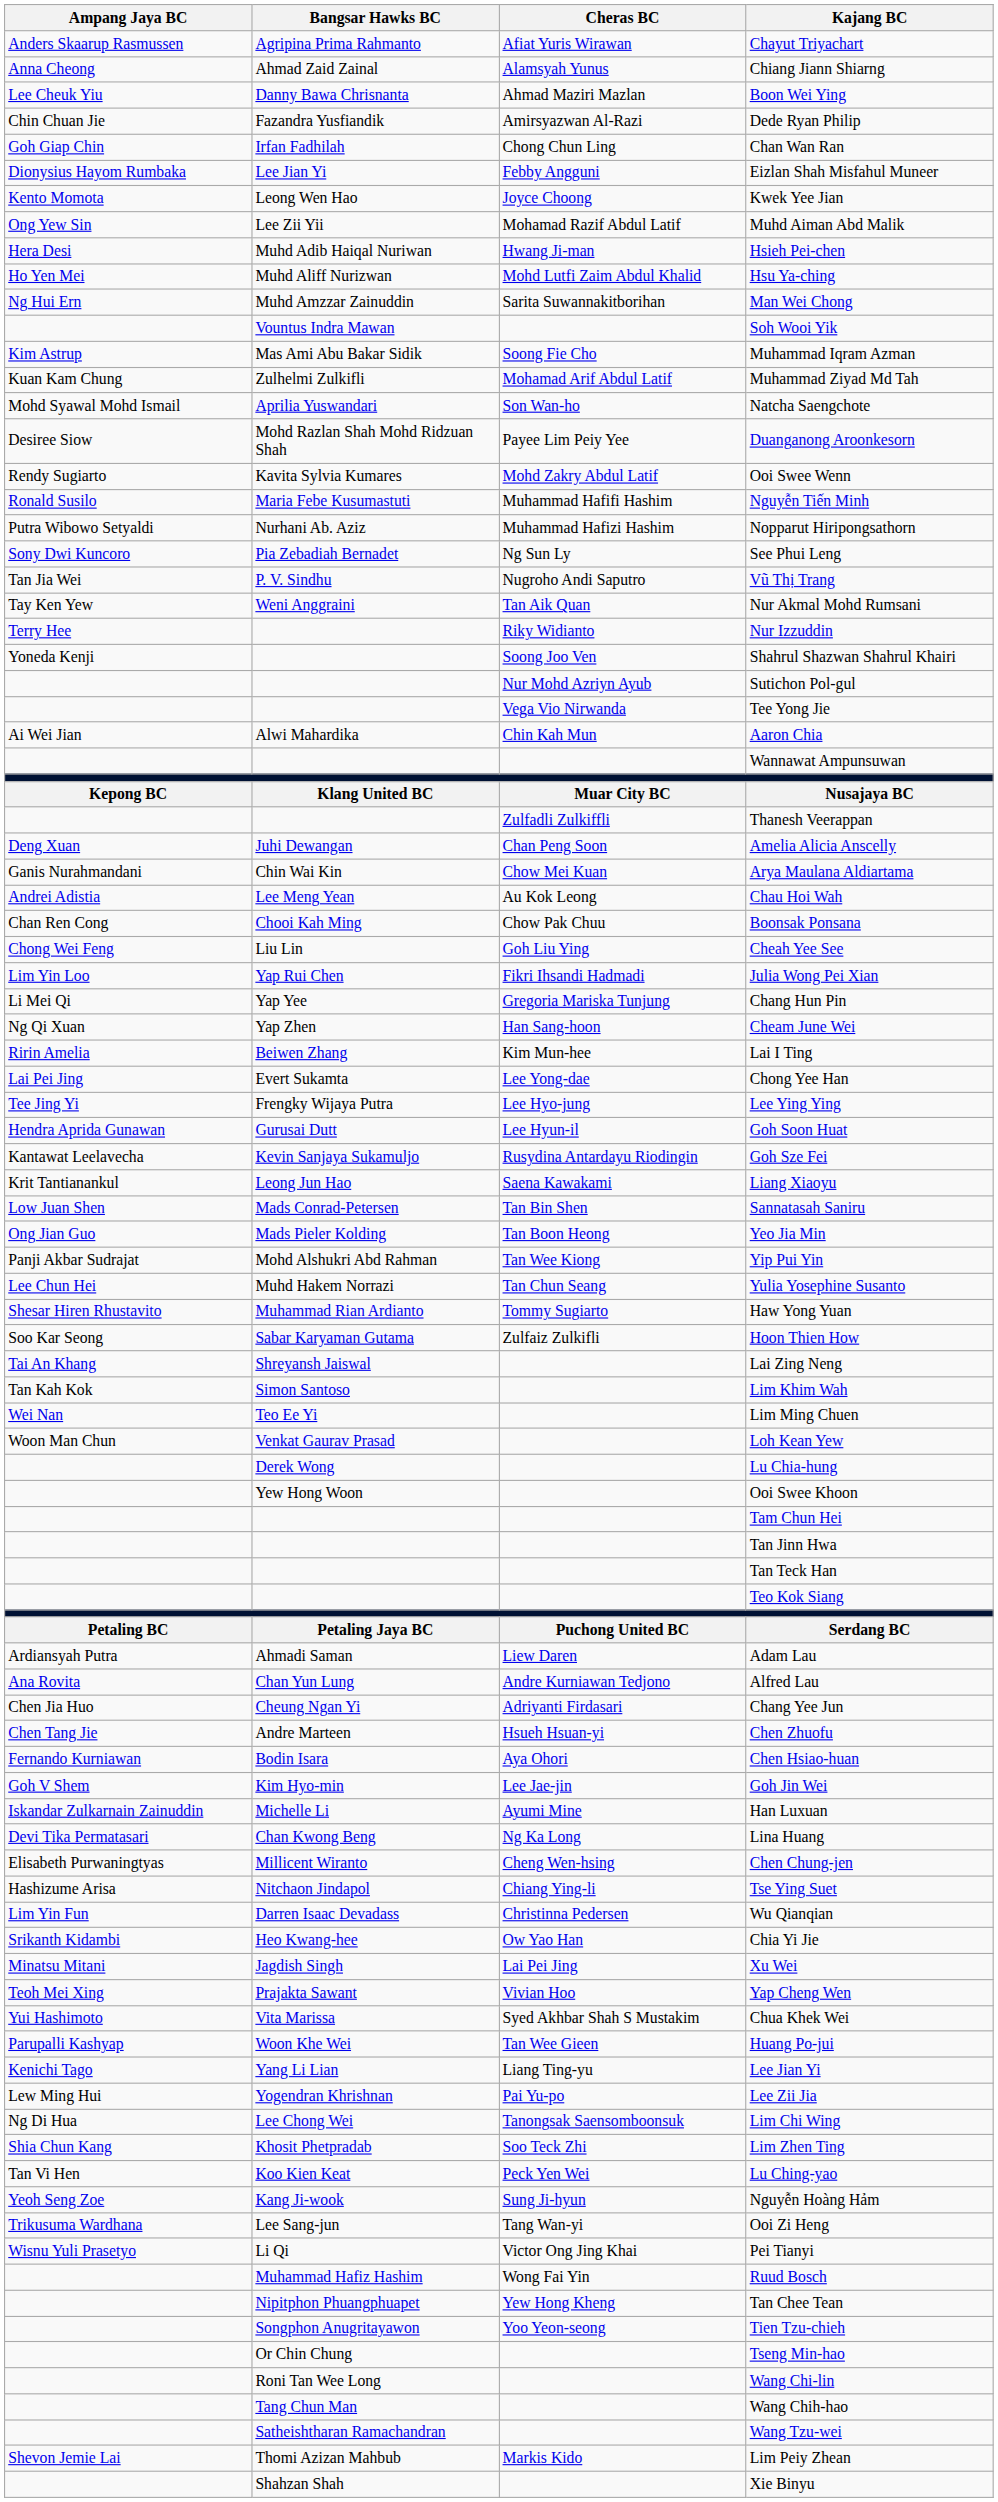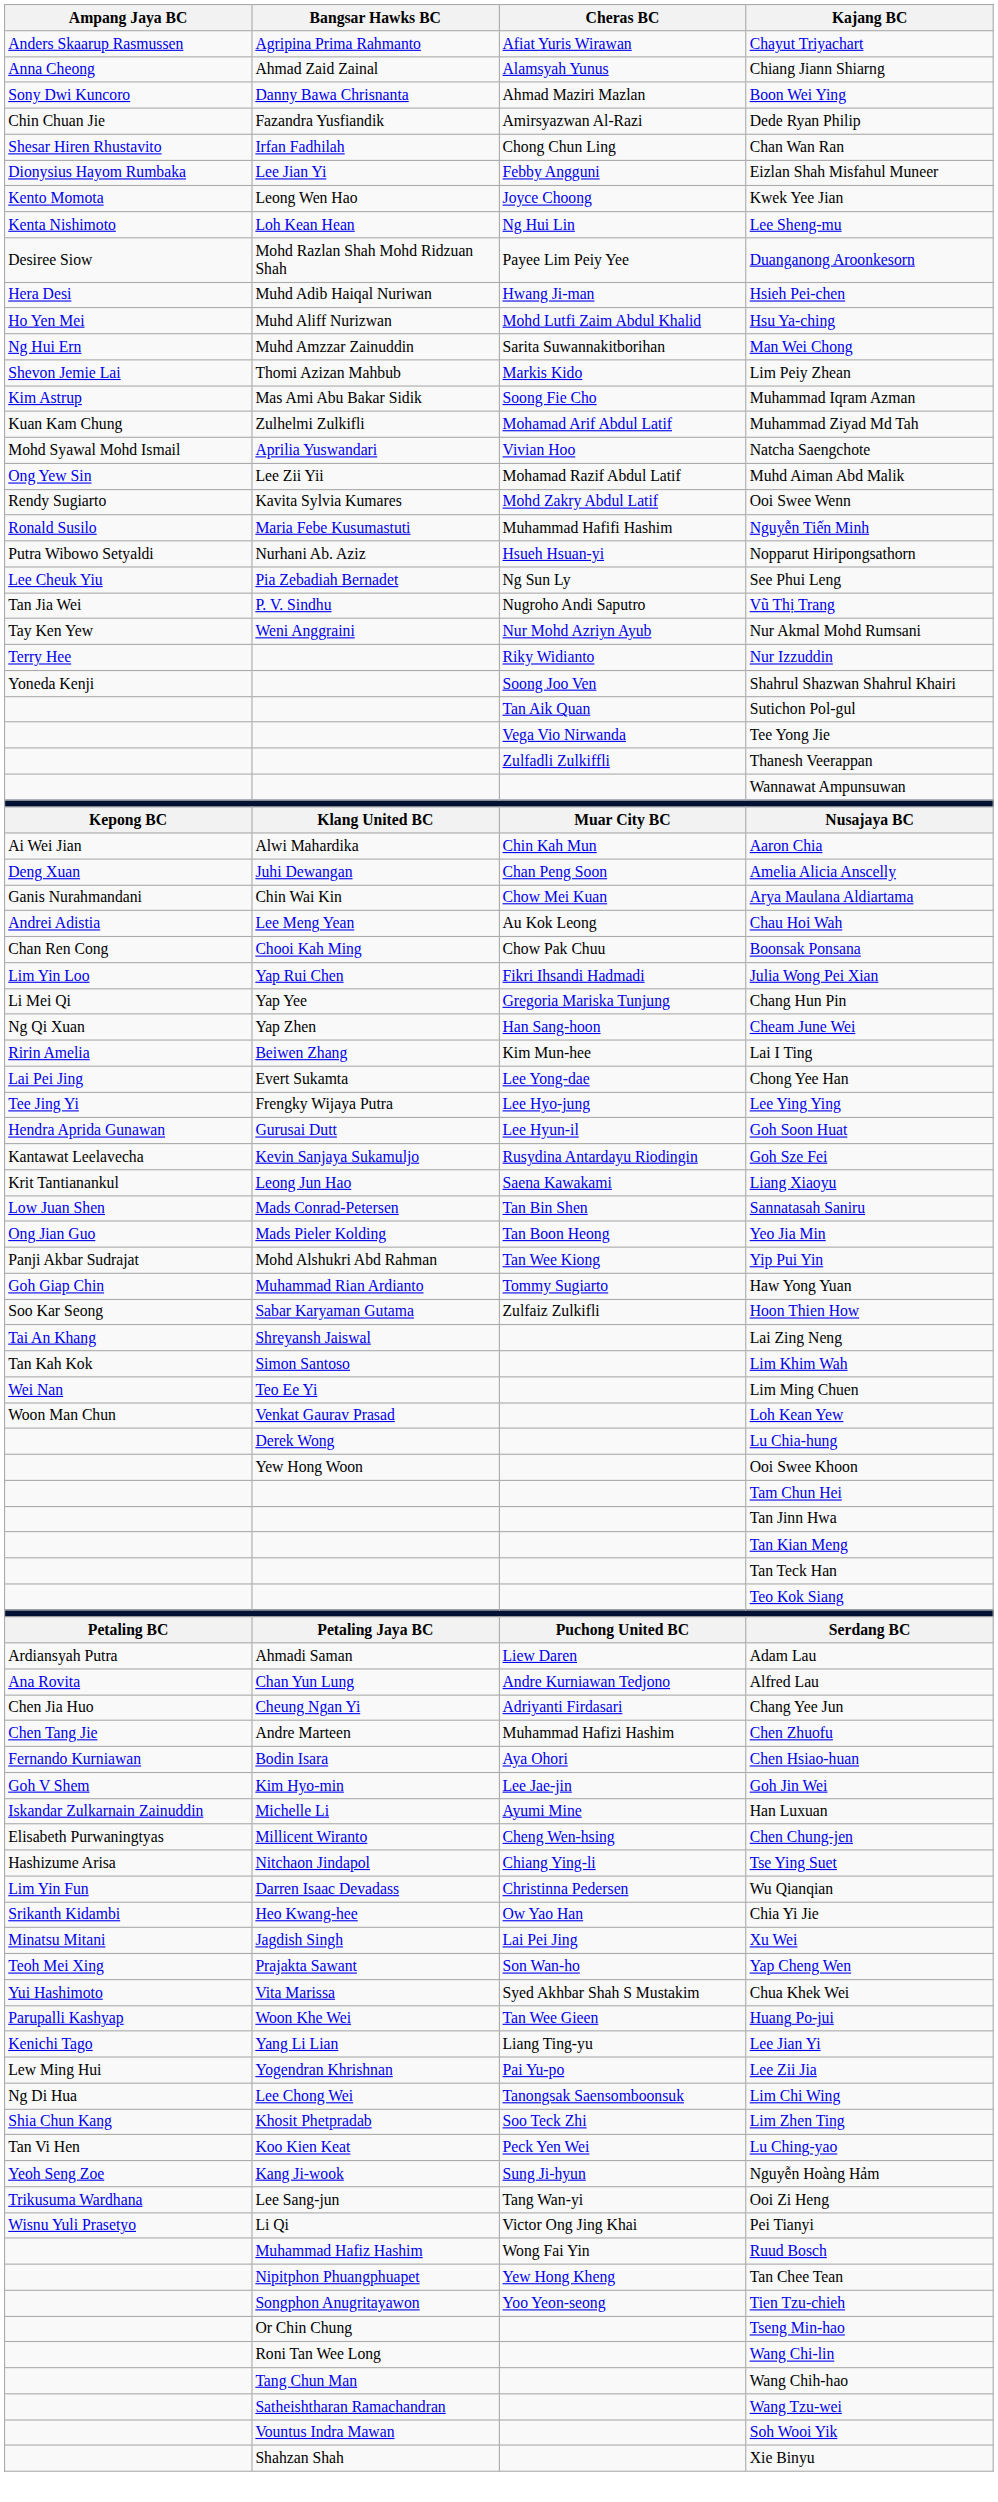(55, 95) Lee Cheuk Yiu -> (69, 95) Sony Dwi Kuncoro
(56, 147) Goh Giap Chin -> (85, 147) Shesar Hiren Rhustavito
+ row: (305, 224)
rows swapped: (364, 441) <-> (290, 224)
rows swapped: (328, 2458) <-> (325, 328)
(541, 406) Son Wan-ho -> (539, 450) Vivian Hoo
(588, 528) Muhammad Hafizi Hashim -> (553, 554) Hsueh Hsuan-yi
(69, 554) Sony Dwi Kuncoro -> (55, 580) Lee Cheuk Yiu
(546, 605) Tan Aik Quan -> (577, 631) Nur Mohd Azriyn Ayub
(577, 683) Nur Mohd Azriyn Ayub -> (546, 709) Tan Aik Quan
rows swapped: (375, 820) <-> (307, 735)
- row: (279, 949)
- row: (325, 1286)
(85, 1312) Shesar Hiren Rhustavito -> (56, 1286) Goh Giap Chin
+ row: (375, 1545)
(553, 1733) Hsueh Hsuan-yi -> (588, 1733) Muhammad Hafizi Hashim
- row: (316, 1837)
(539, 1992) Vivian Hoo -> (541, 1966) Son Wan-ho
